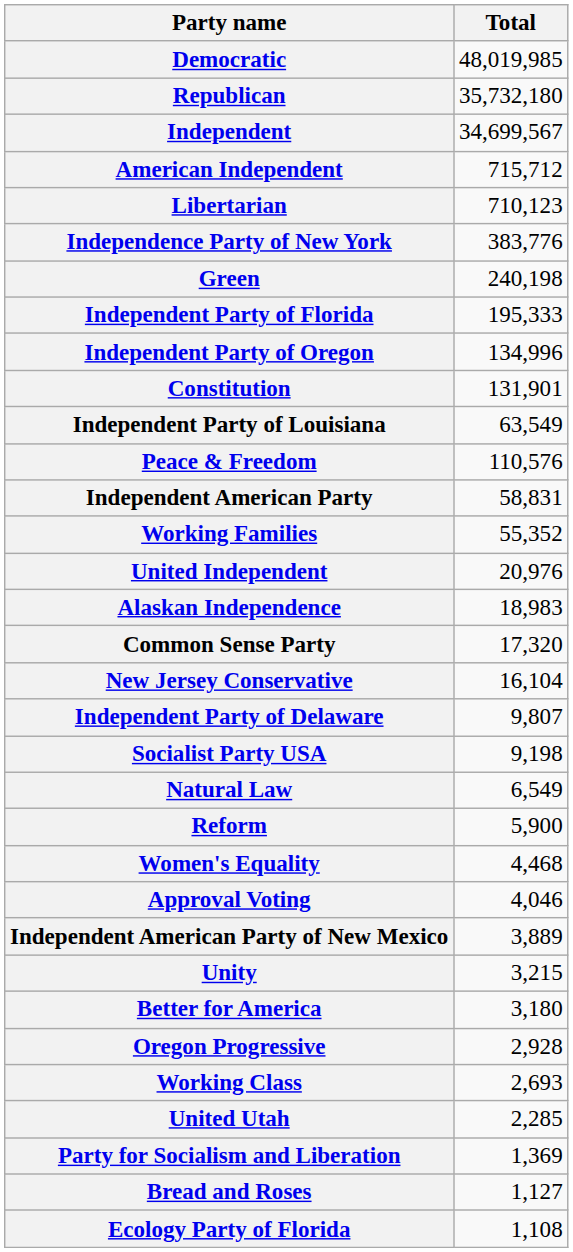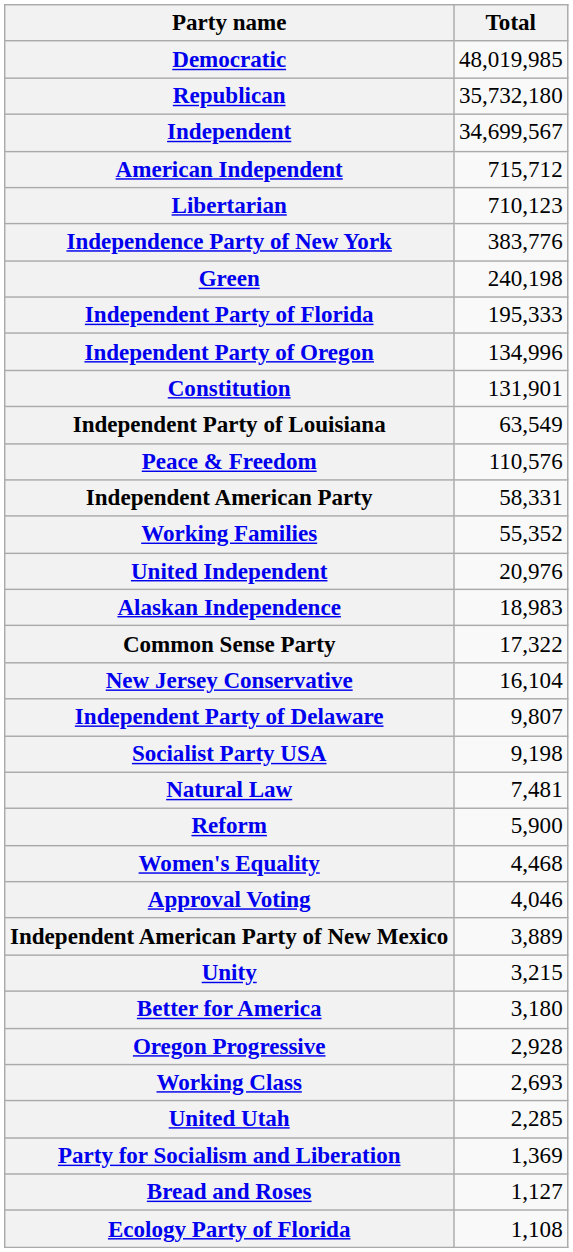(531, 497) 58,831 -> (531, 497) 58,331
(531, 643) 17,320 -> (531, 643) 17,322
(537, 790) 6,549 -> (537, 790) 7,481
